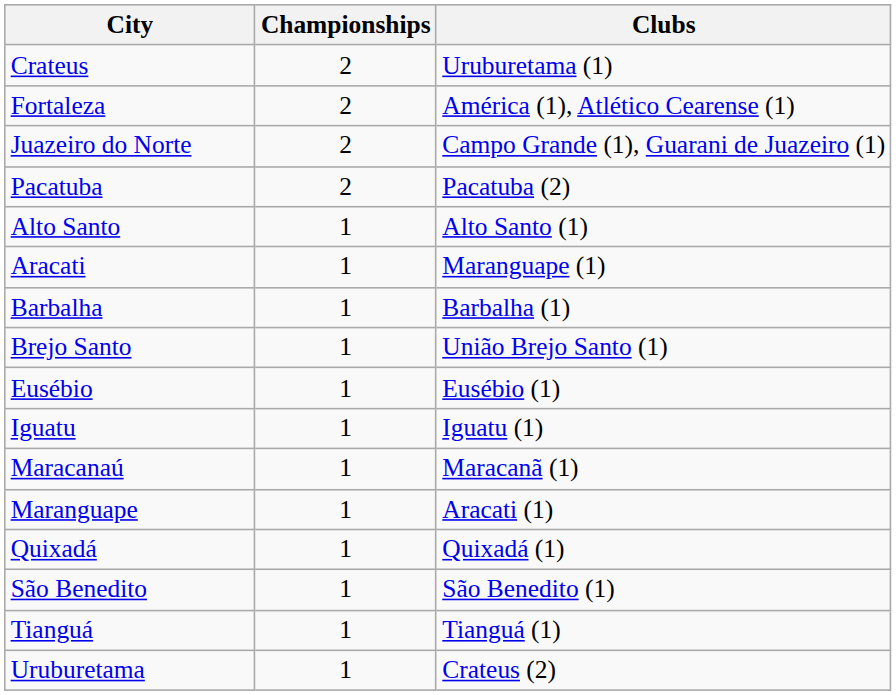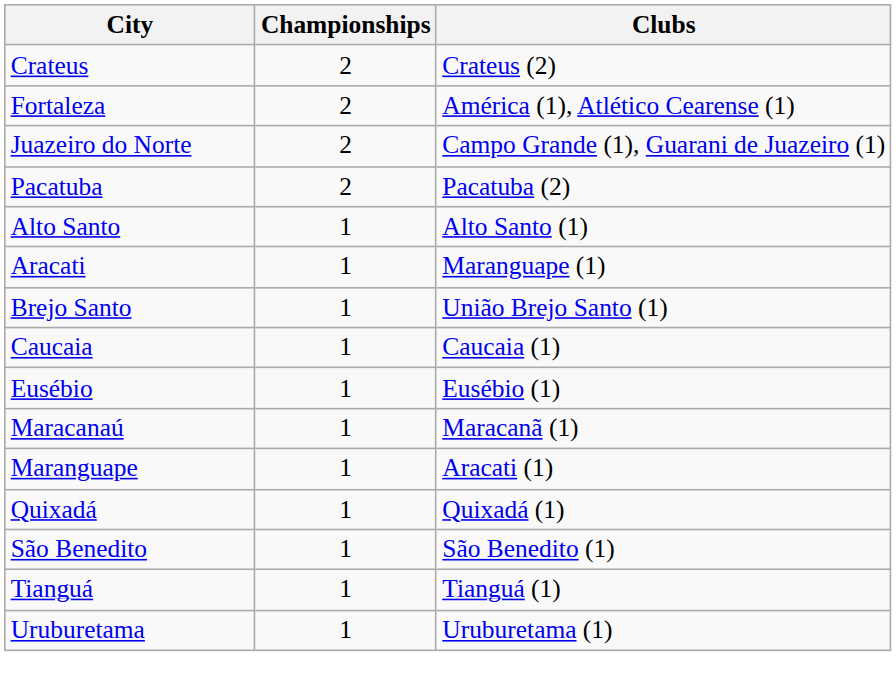(527, 65) Uruburetama (1) -> (499, 65) Crateus (2)
- row: (57, 307)
+ row: (52, 347)
- row: (43, 428)
(499, 670) Crateus (2) -> (527, 629) Uruburetama (1)
